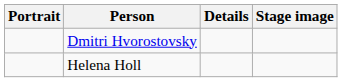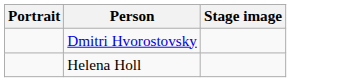- column: (226, 16)
